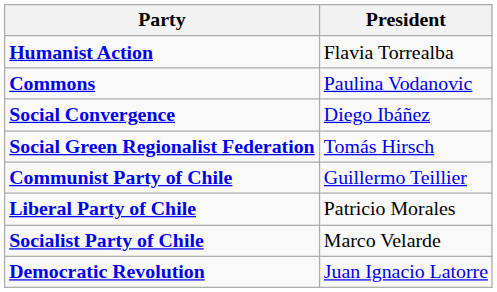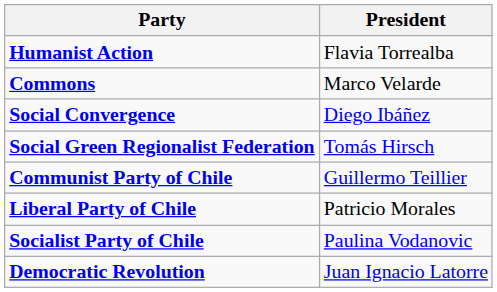(398, 83) Paulina Vodanovic -> (382, 83) Marco Velarde
(382, 240) Marco Velarde -> (398, 240) Paulina Vodanovic
